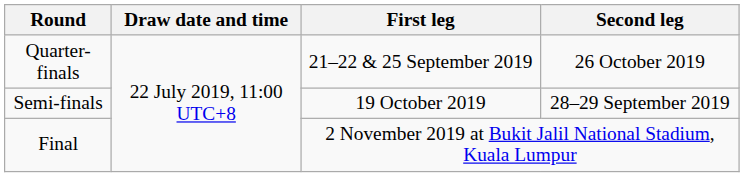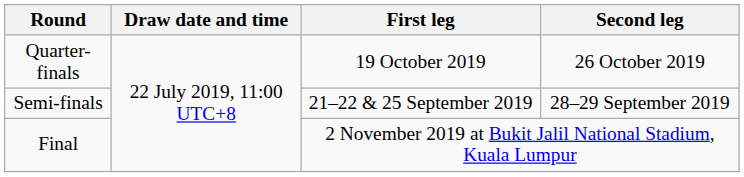(421, 61) 21–22 & 25 September 2019 -> (421, 61) 19 October 2019
(421, 103) 19 October 2019 -> (421, 103) 21–22 & 25 September 2019
